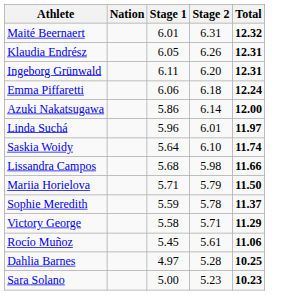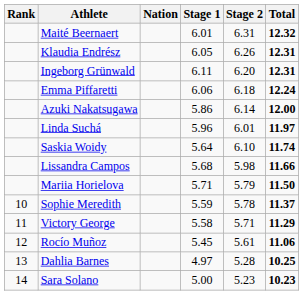+ column: (21, 14)
